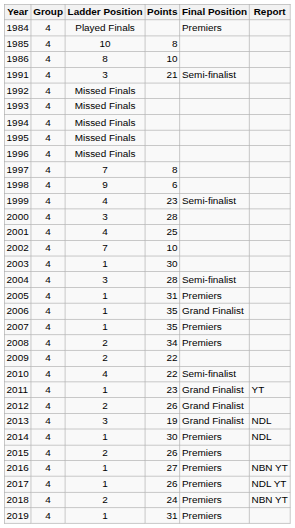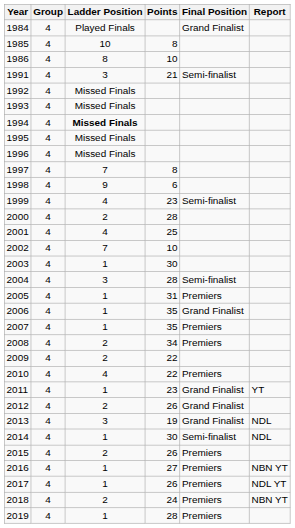(202, 28) Premiers -> (213, 28) Grand Finalist
(105, 122) normal -> (105, 122) bold
(105, 216) 3 -> (105, 216) 2
(209, 374) Semi-finalist -> (202, 374) Premiers
(202, 437) Premiers -> (209, 437) Semi-finalist
(172, 515) 31 -> (172, 515) 28
